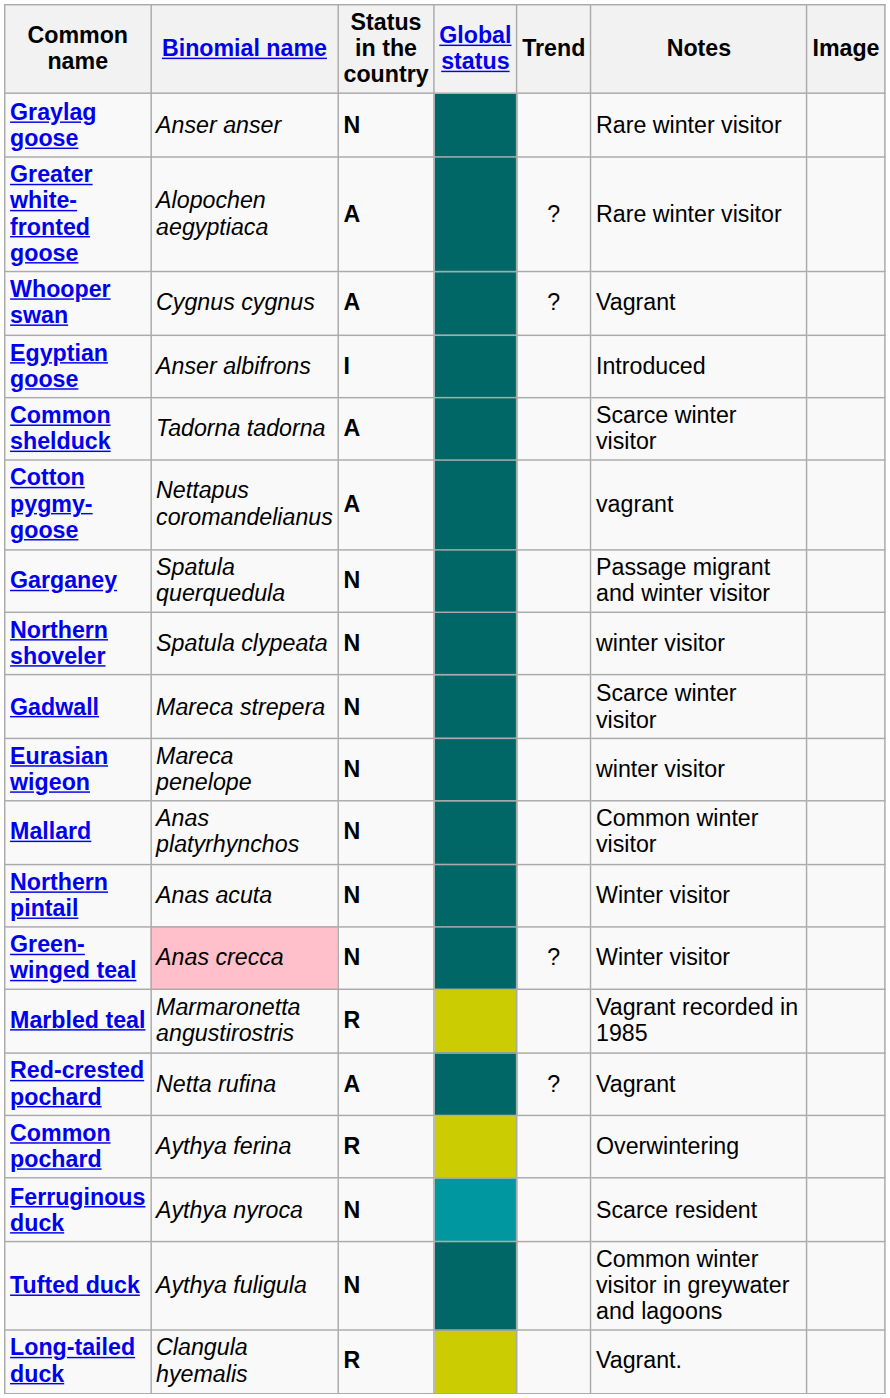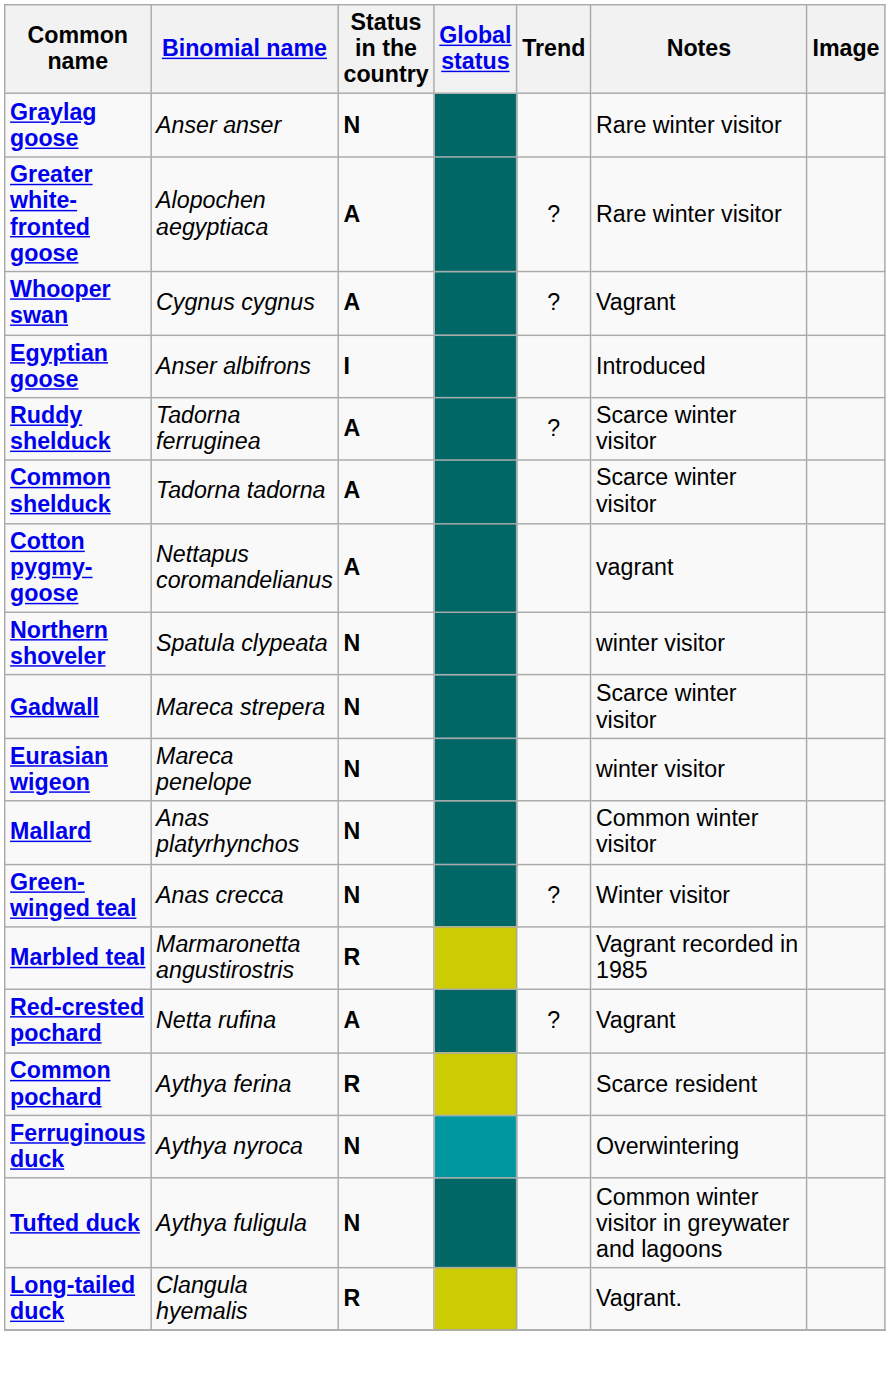+ row: (60, 428)
- row: (64, 580)
- row: (59, 895)
(220, 957) pink background -> (220, 895) no background
(668, 1146) Overwintering -> (677, 1083) Scarce resident
(677, 1209) Scarce resident -> (668, 1146) Overwintering
